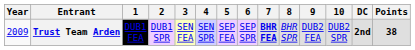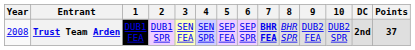(18, 32) 2009 -> (18, 32) 2008
(392, 32) 38 -> (392, 32) 37
